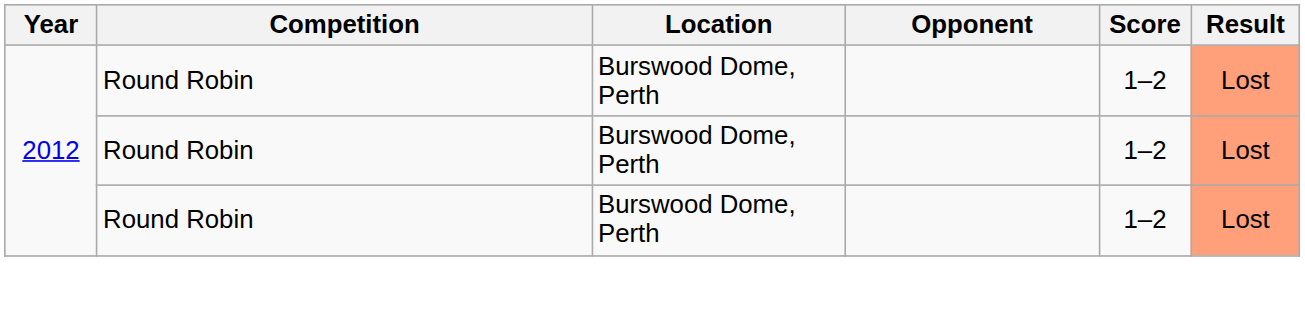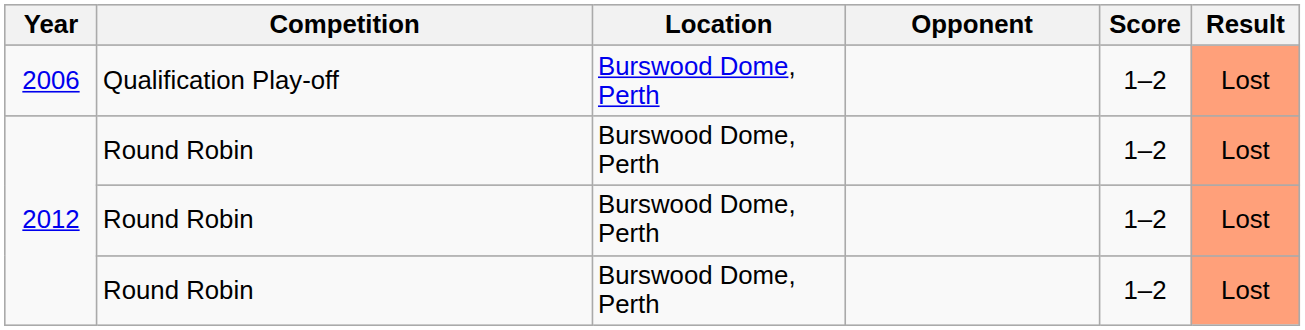+ row: (51, 80)
